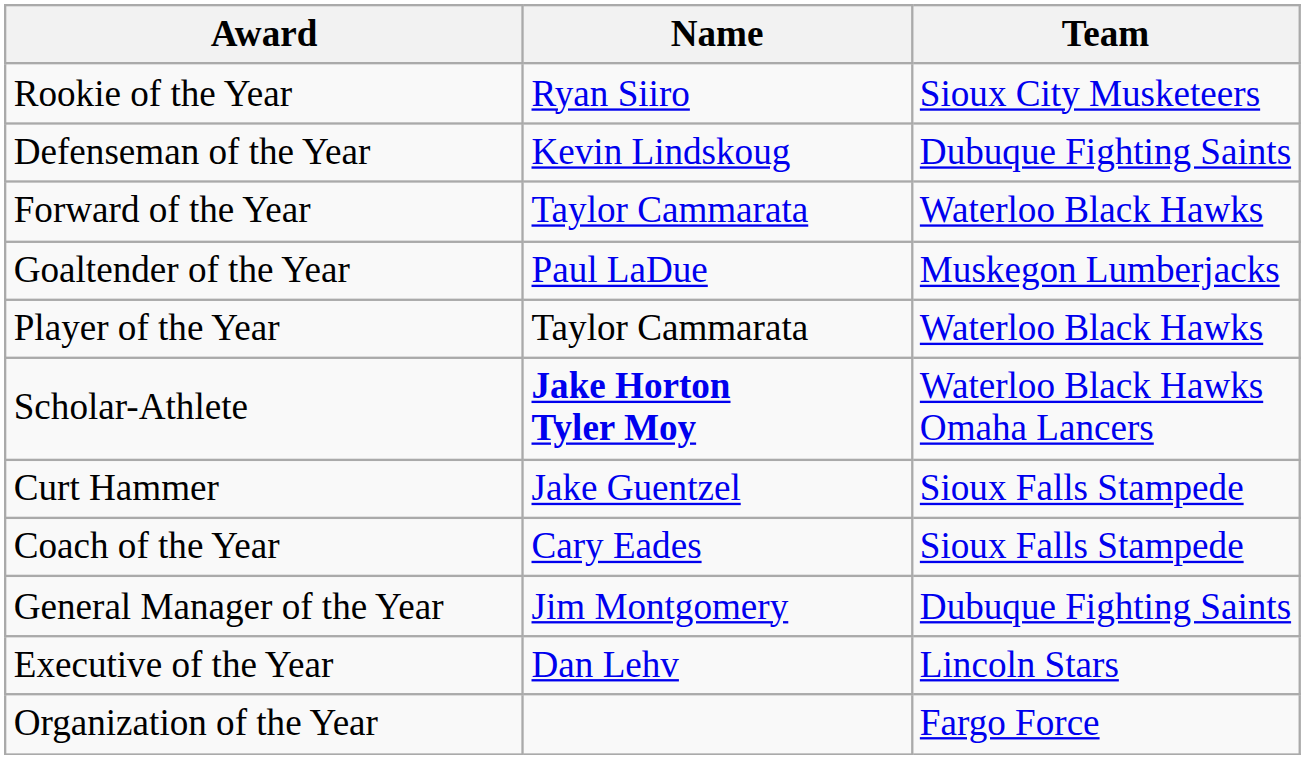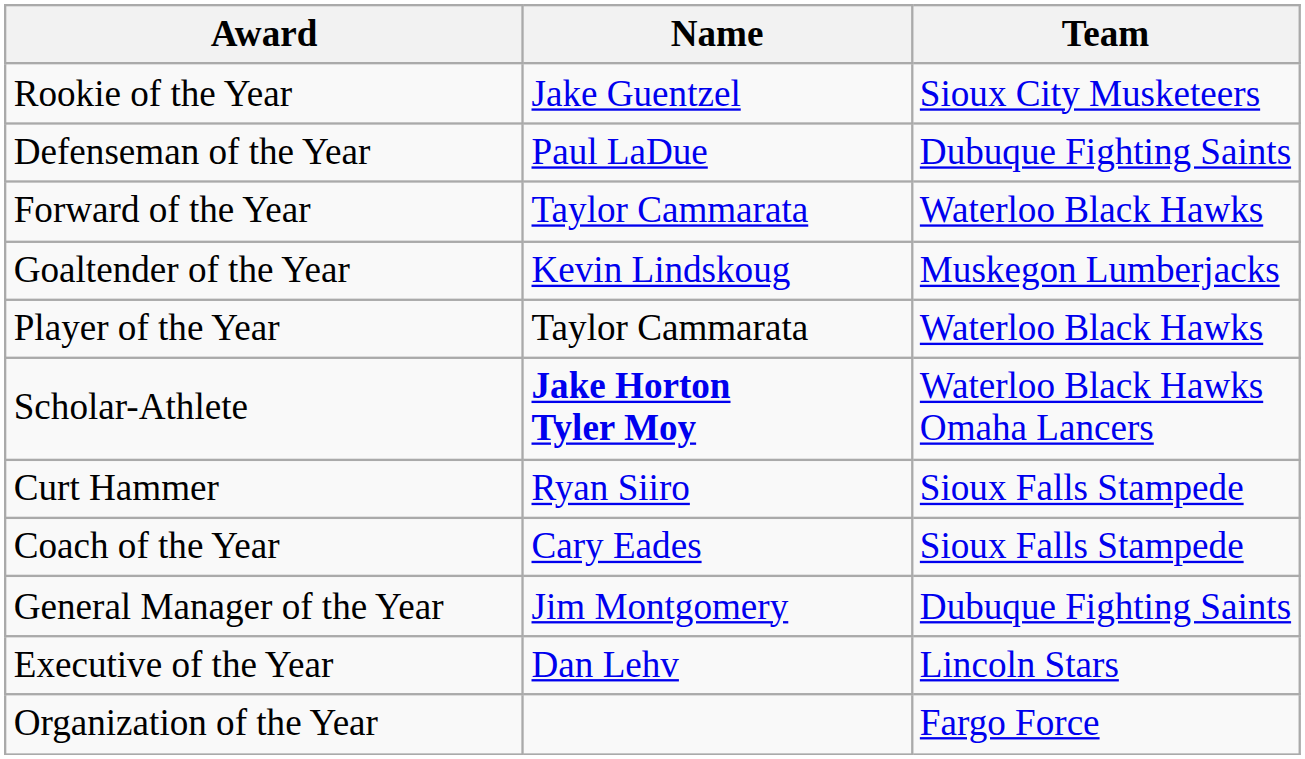(611, 92) Ryan Siiro -> (636, 92) Jake Guentzel
(661, 151) Kevin Lindskoug -> (620, 151) Paul LaDue
(620, 269) Paul LaDue -> (661, 269) Kevin Lindskoug
(636, 487) Jake Guentzel -> (611, 487) Ryan Siiro
